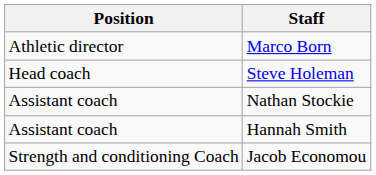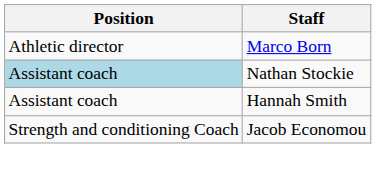- row: (300, 73)
(63, 101) no background -> (63, 73) lightblue background
